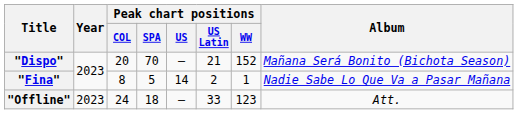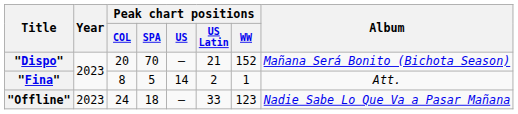(387, 80) Nadie Sabe Lo Que Va a Pasar Mañana -> (387, 80) Att.
(387, 99) Att. -> (387, 99) Nadie Sabe Lo Que Va a Pasar Mañana
